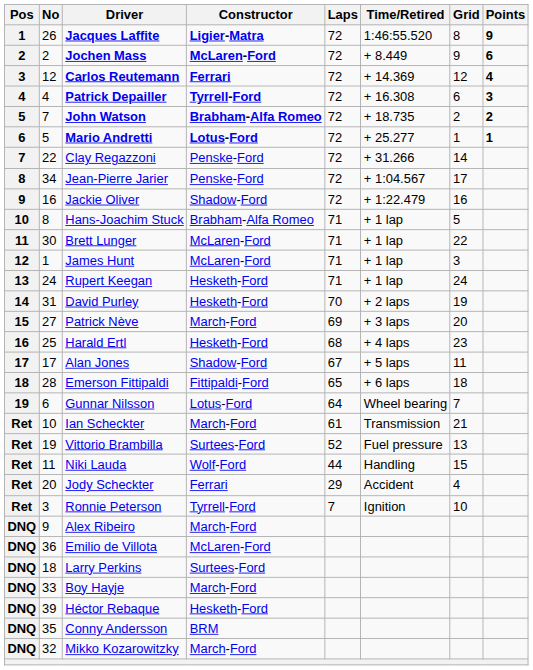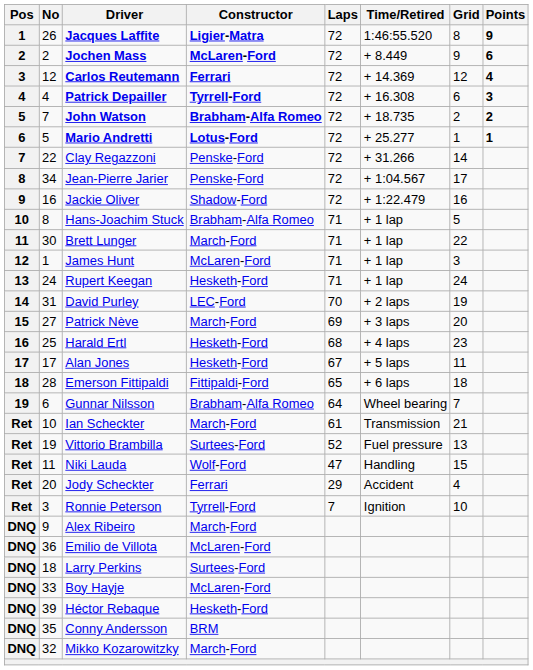(230, 240) McLaren-Ford -> (223, 240) March-Ford
(229, 301) Hesketh-Ford -> (218, 301) LEC-Ford
(228, 363) Shadow-Ford -> (229, 363) Hesketh-Ford
(221, 403) Lotus-Ford -> (252, 403) Brabham-Alfa Romeo
(335, 465) 44 -> (335, 465) 47
(223, 588) March-Ford -> (230, 588) McLaren-Ford
